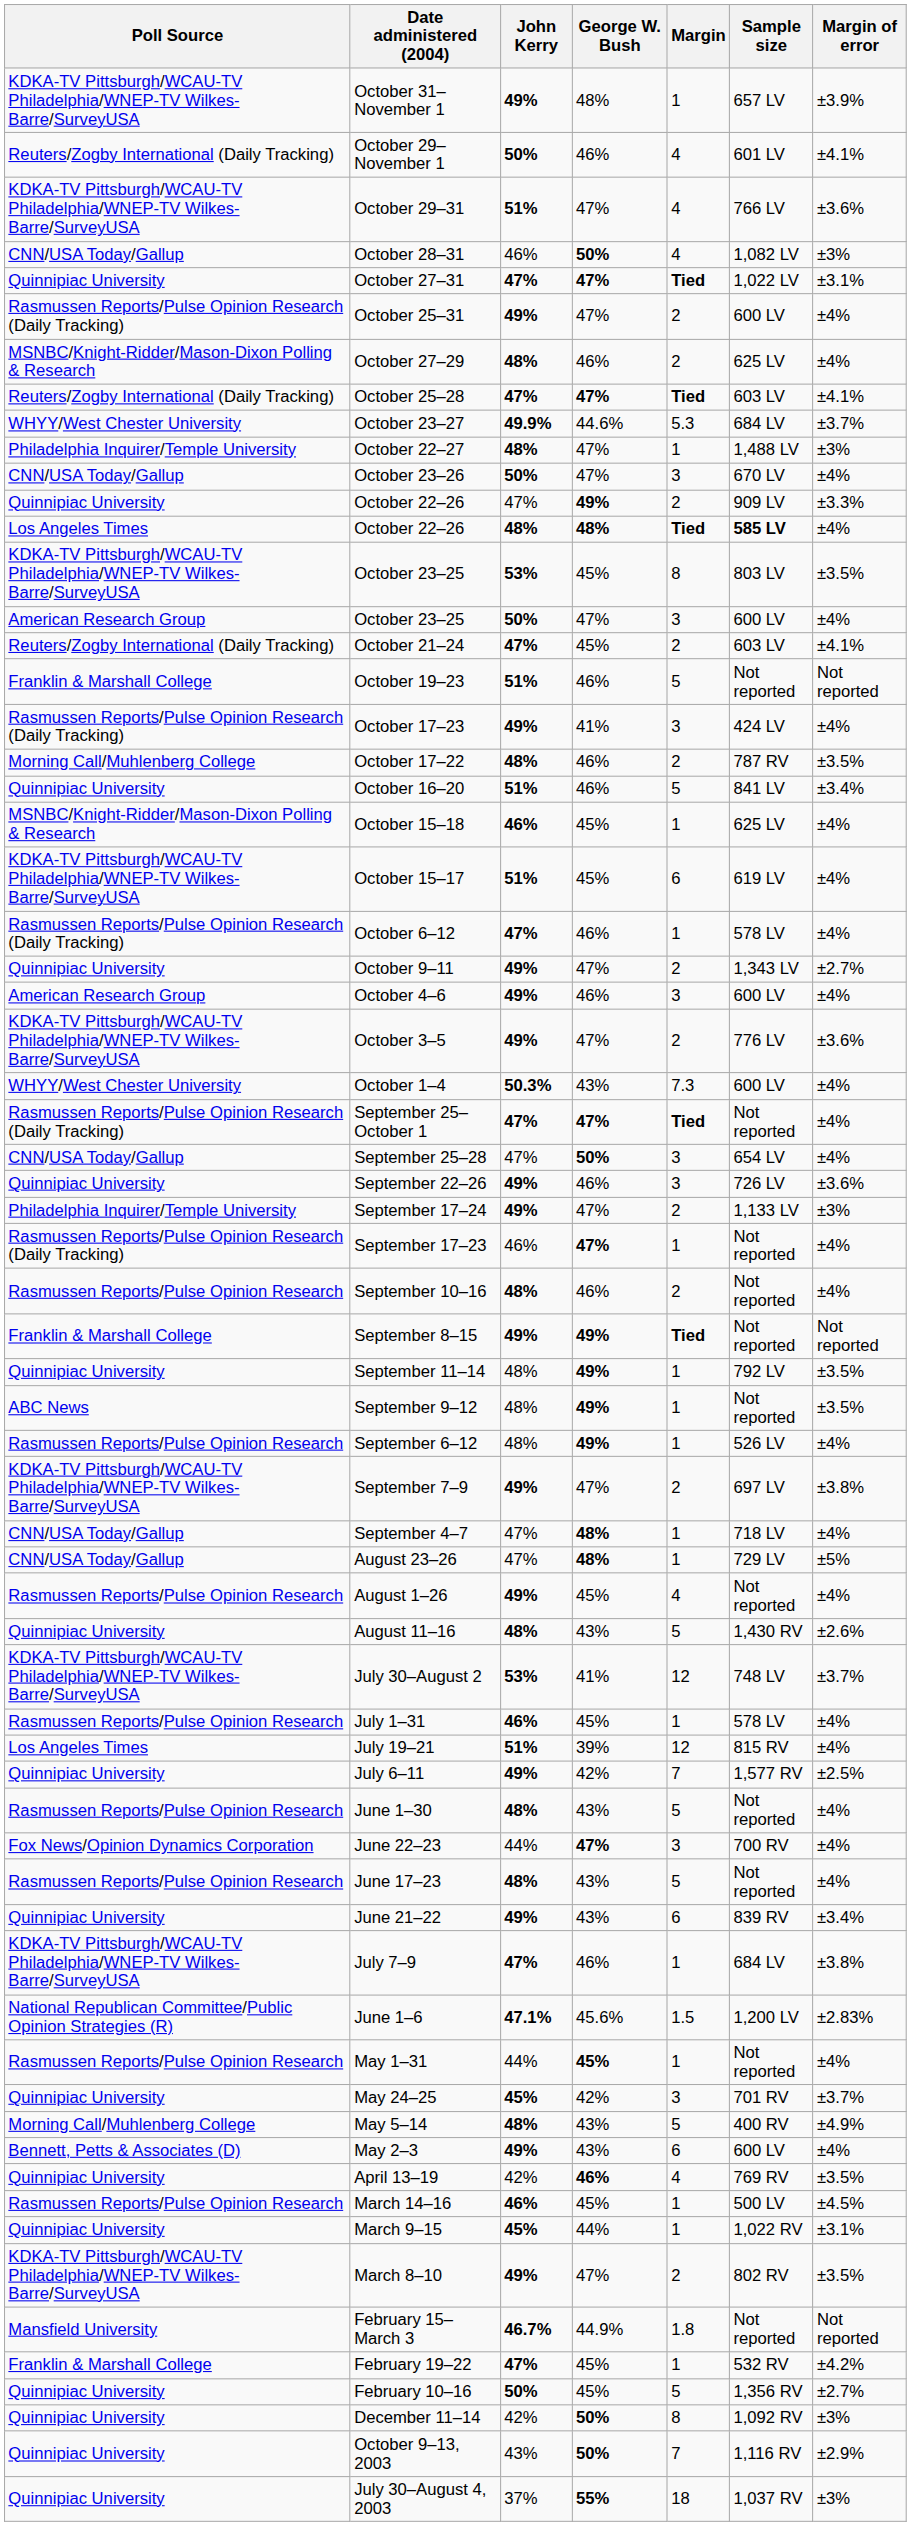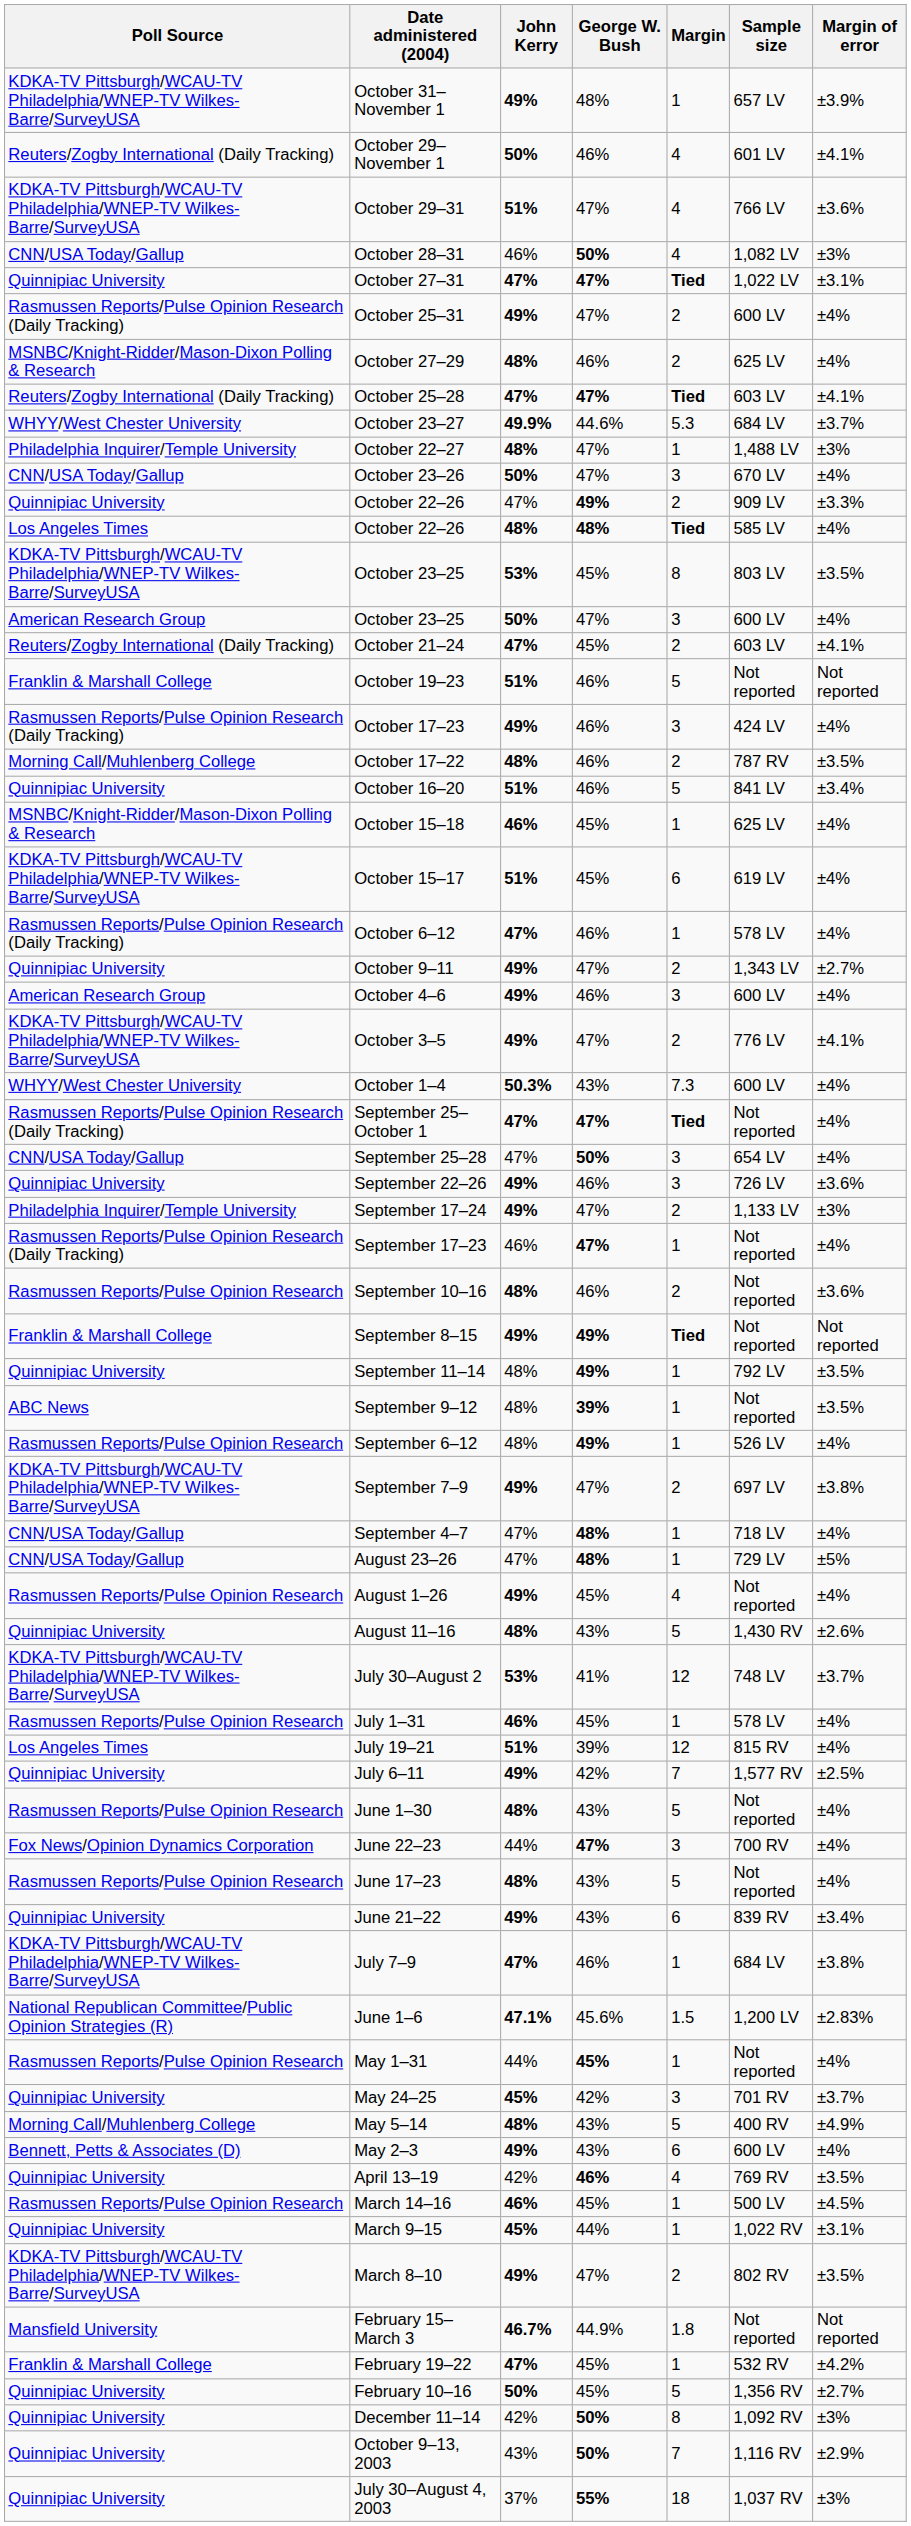(760, 529) bold -> (759, 529) normal
(593, 726) 41% -> (593, 726) 46%
(840, 1040) ±3.6% -> (840, 1040) ±4.1%
(833, 1291) ±4% -> (840, 1291) ±3.6%
(593, 1407) 49% -> (593, 1407) 39%
